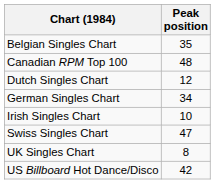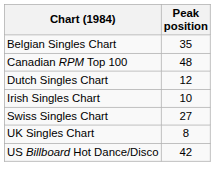- row: (63, 98)
(186, 134) 47 -> (186, 116) 27
